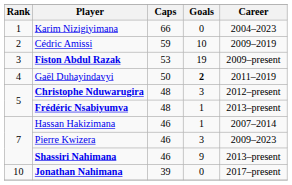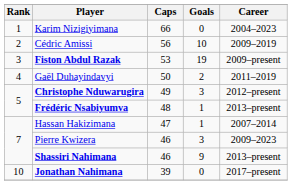(165, 44) 59 -> (165, 44) 56
(202, 76) bold -> (202, 76) normal
(165, 92) 48 -> (165, 92) 49
(165, 124) 46 -> (165, 124) 47
